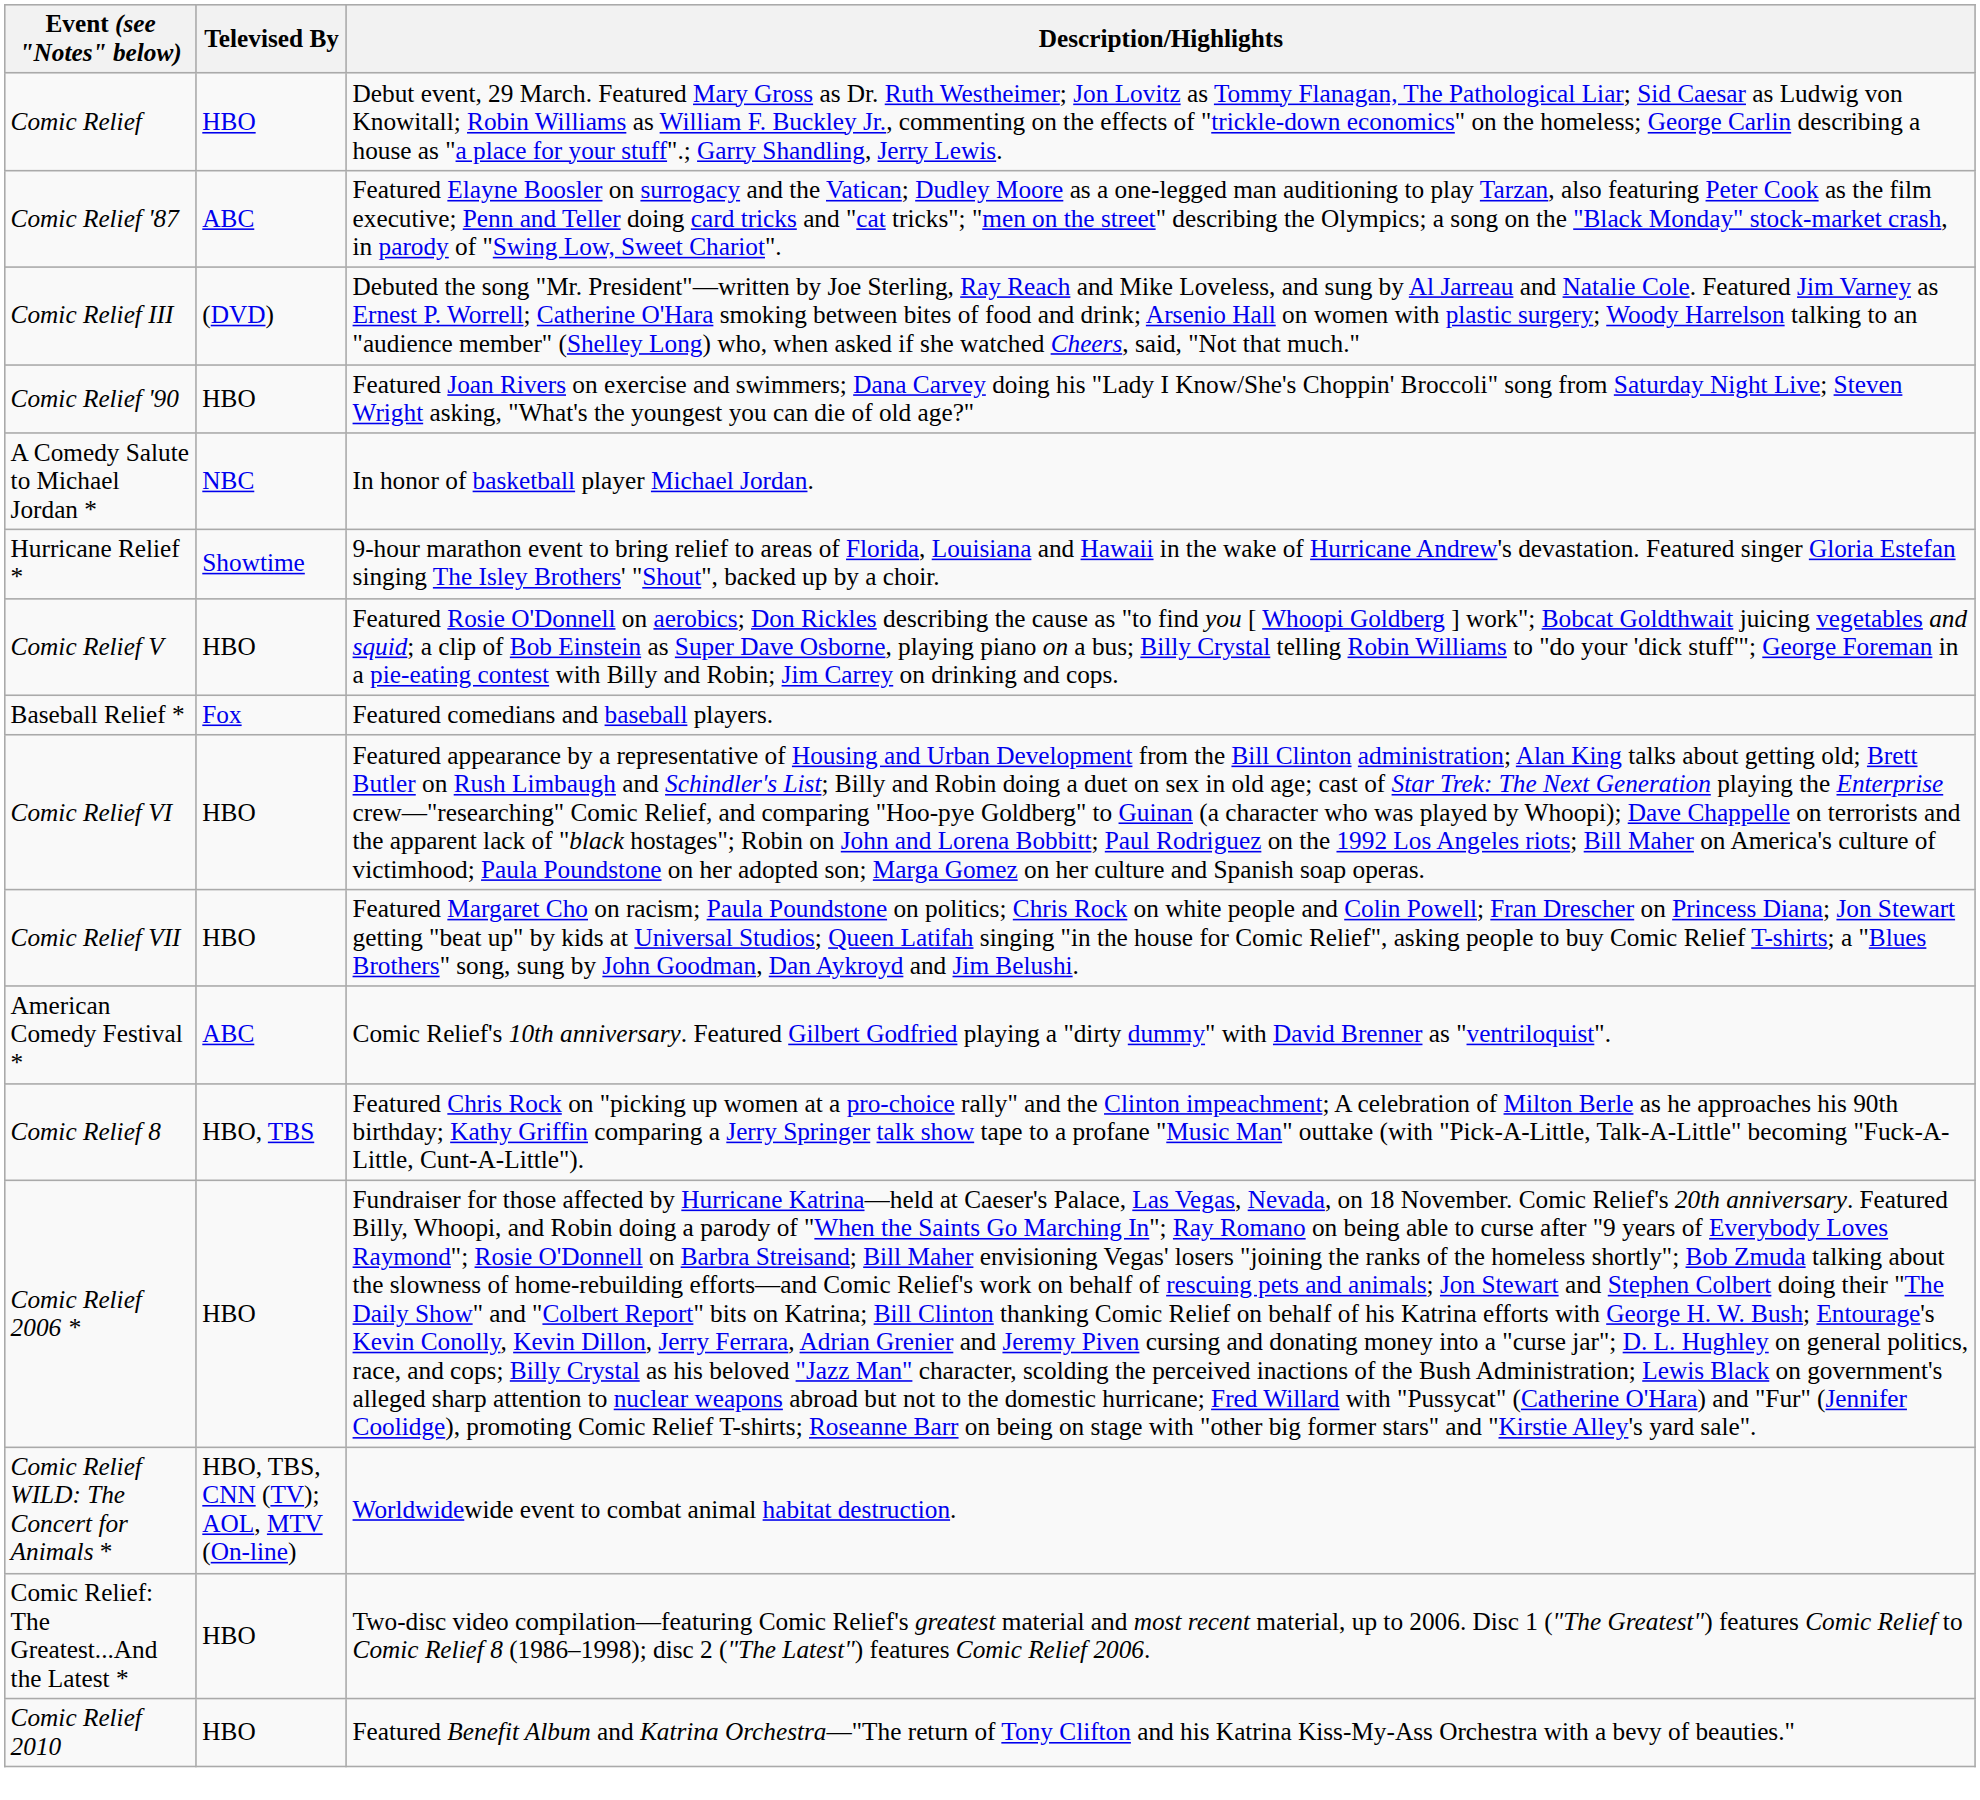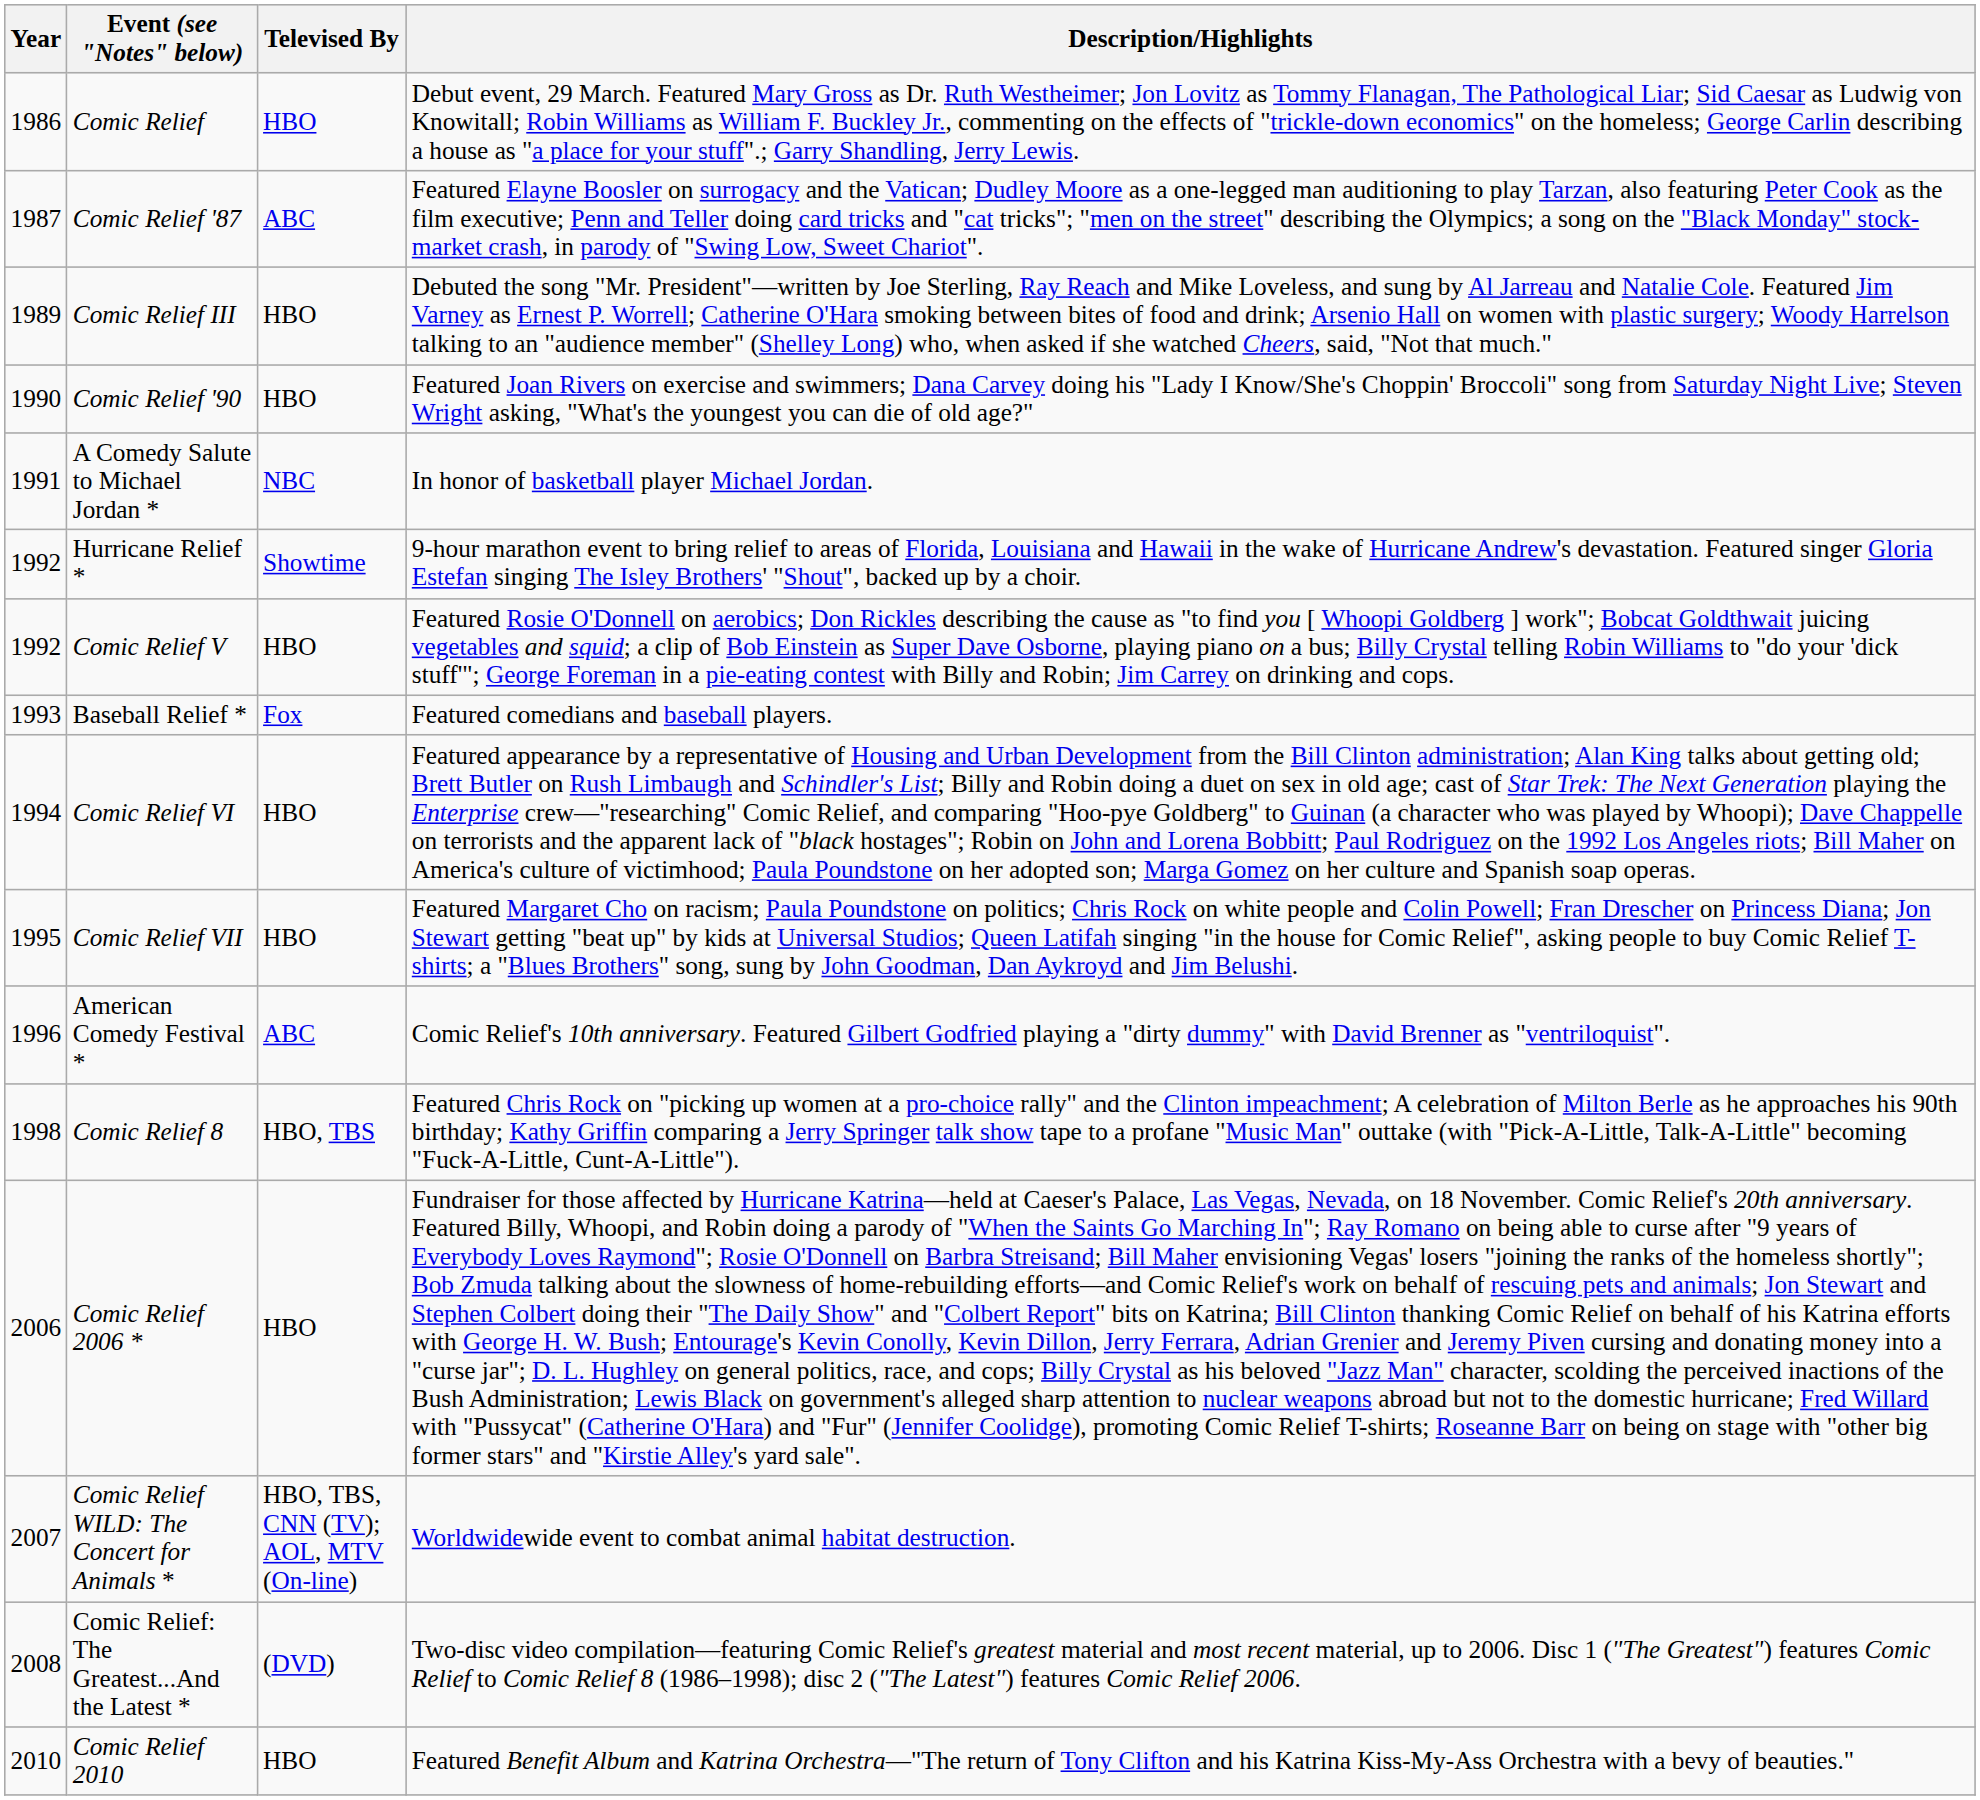+ column: (36, 38)
(238, 315) (DVD) -> (290, 315) HBO
(229, 1635) HBO -> (299, 1663) (DVD)
